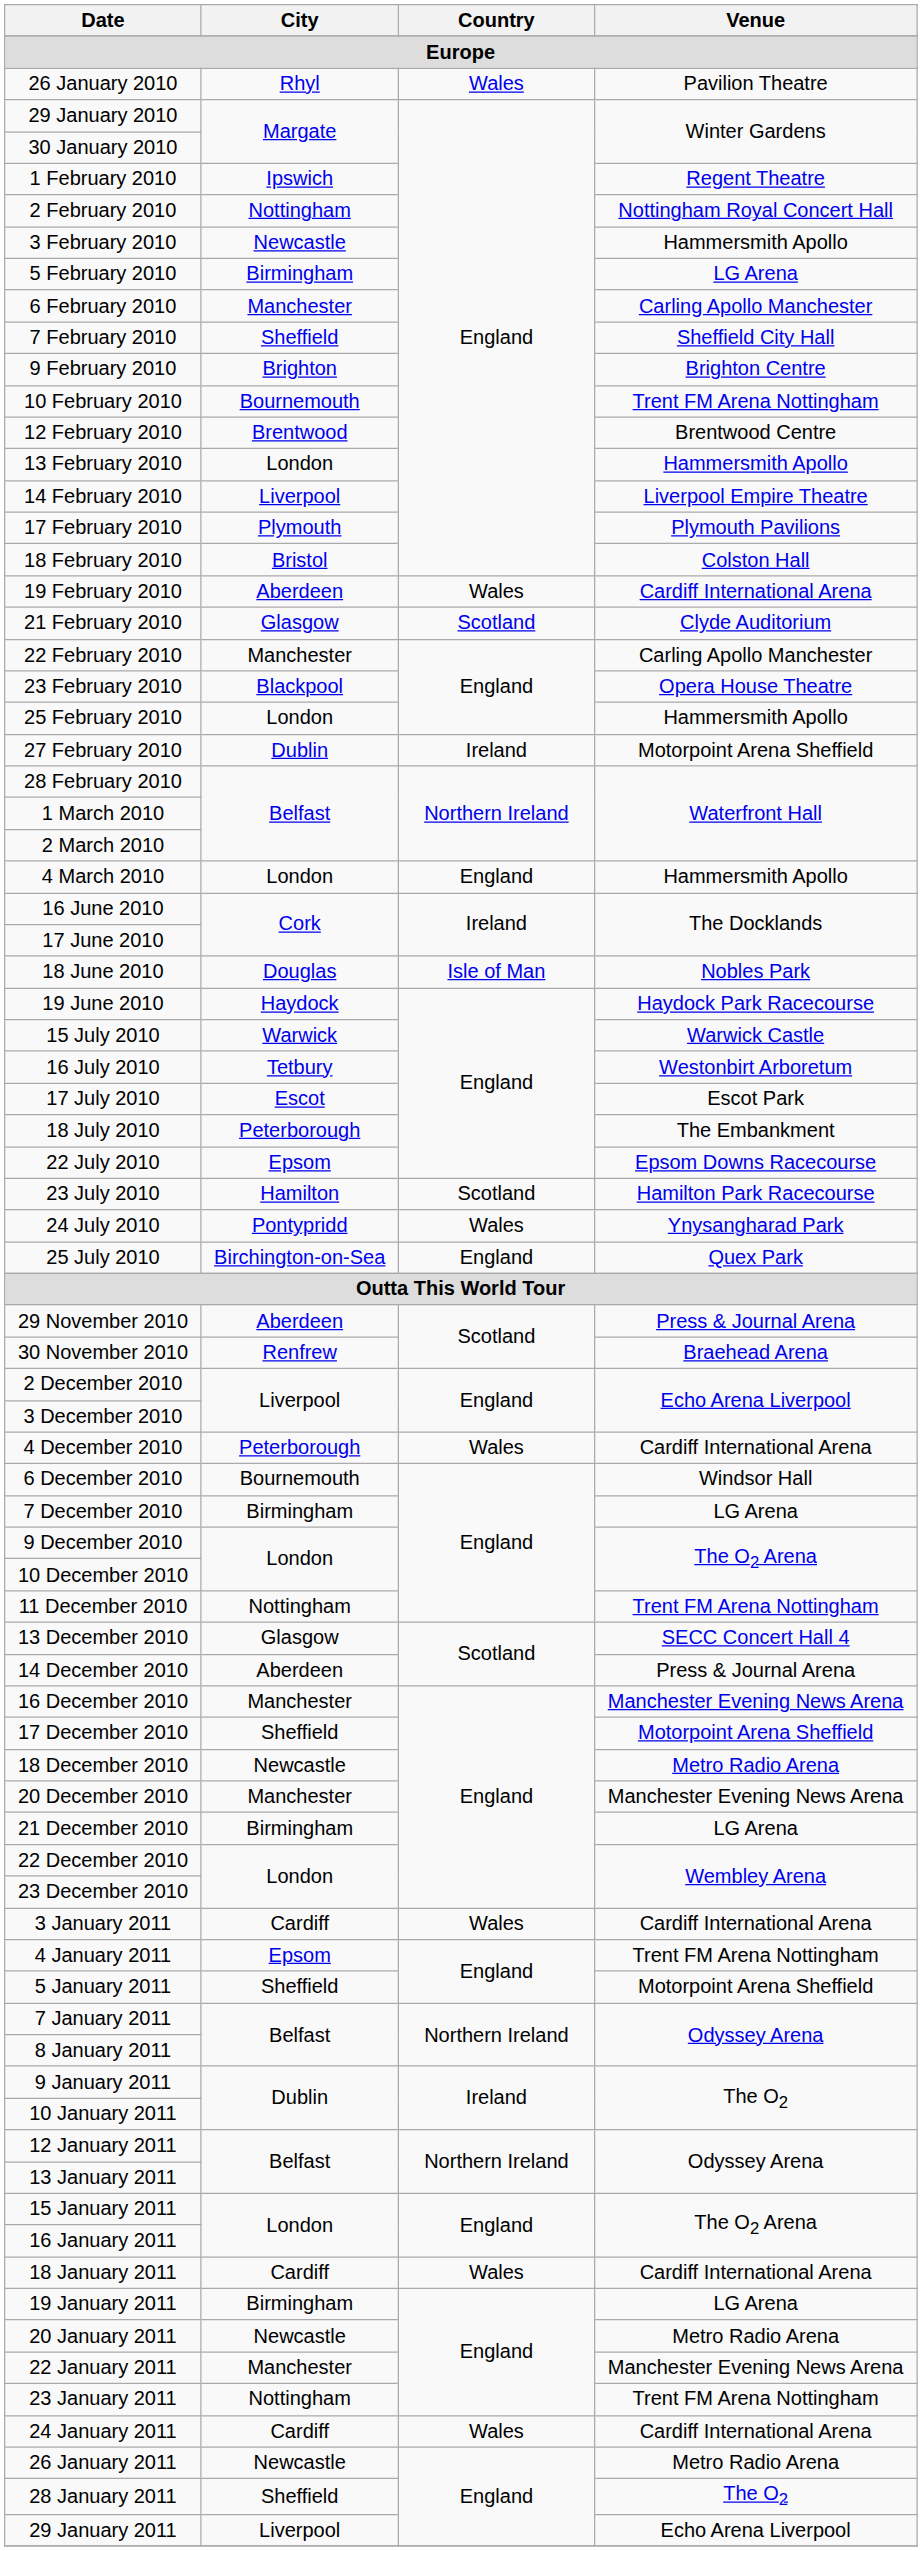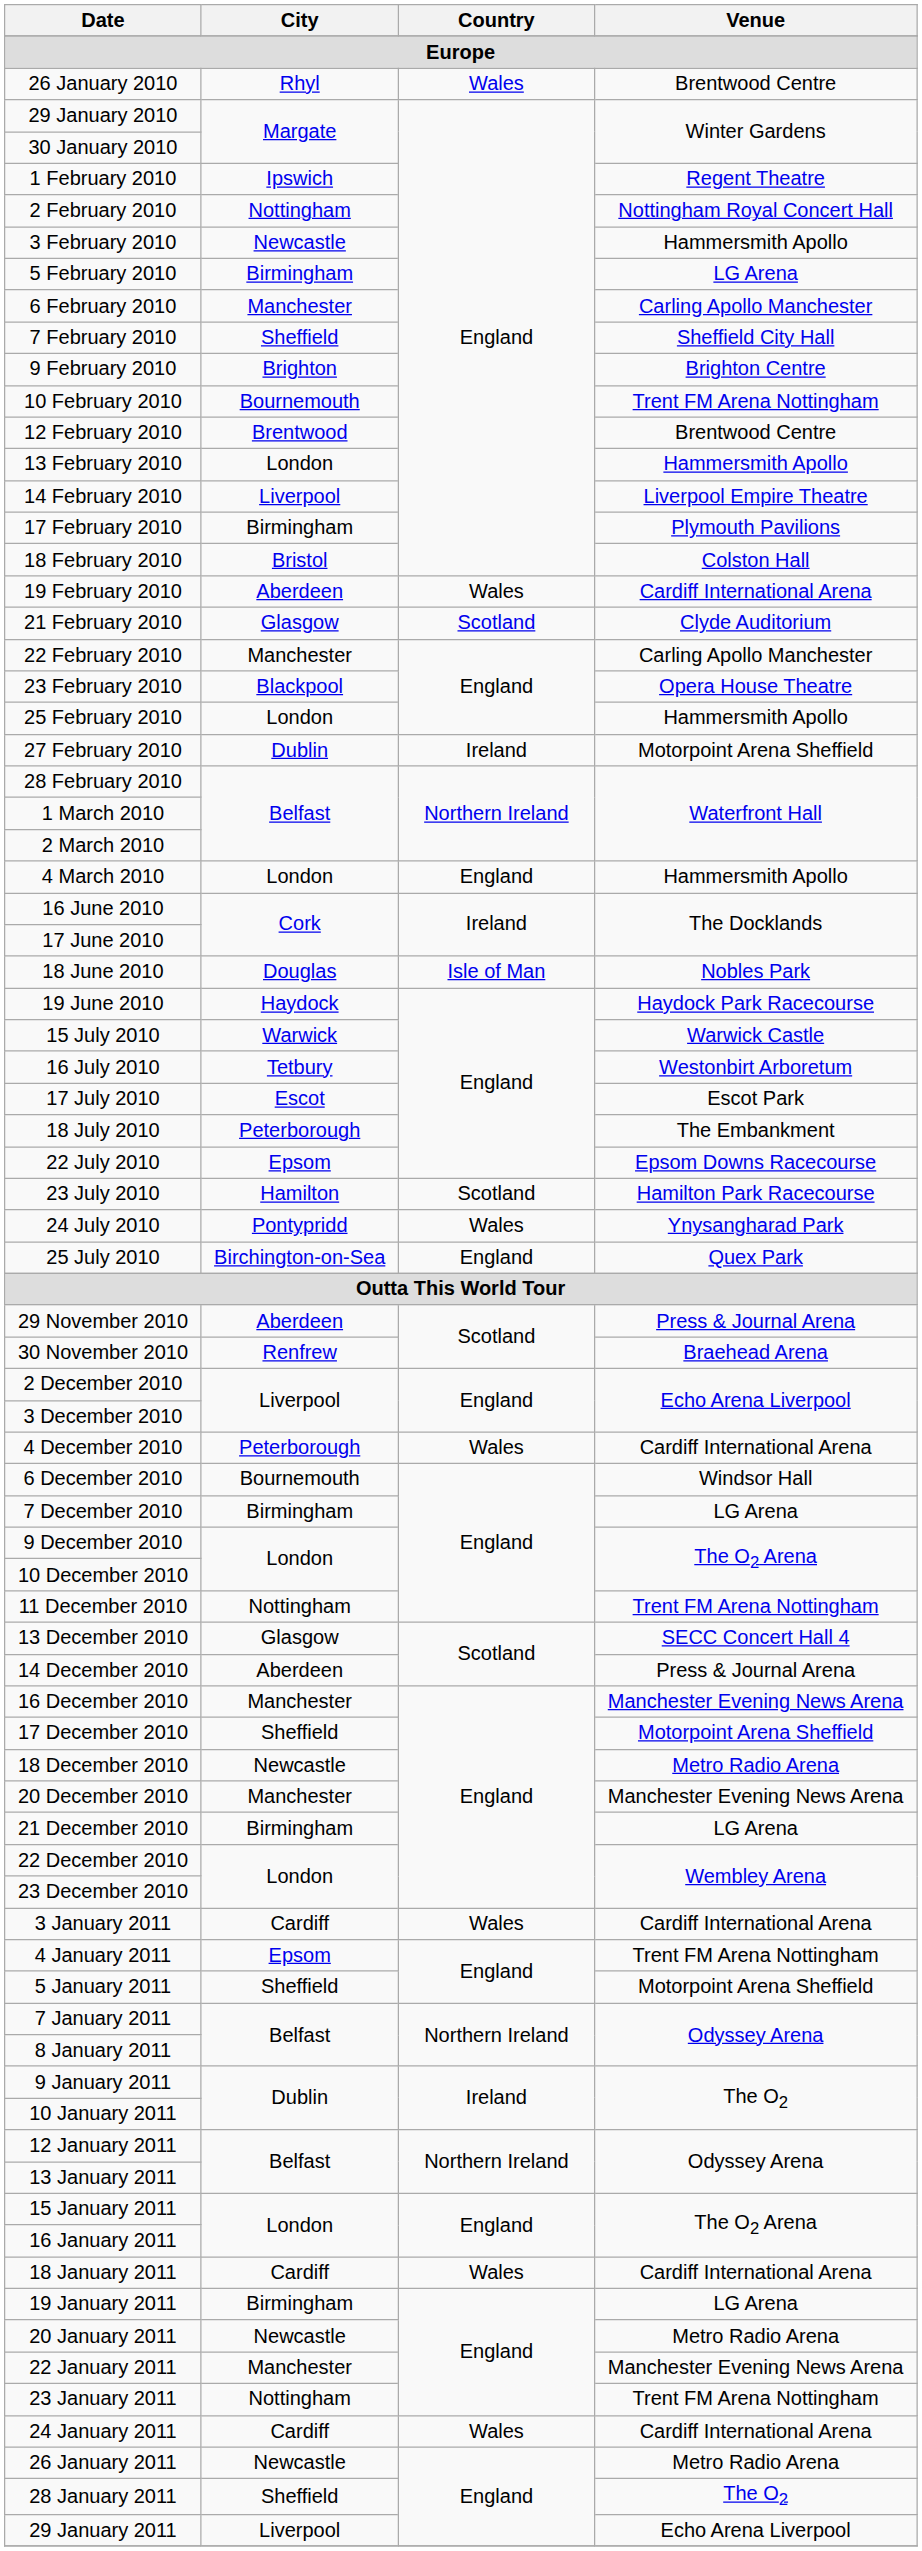(756, 83) Pavilion Theatre -> (756, 83) Brentwood Centre
(300, 527) Plymouth -> (300, 527) Birmingham
